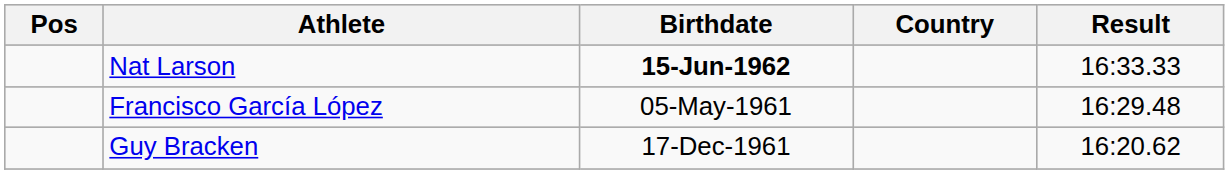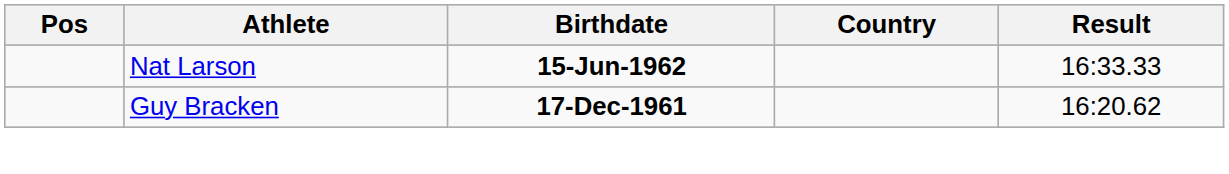- row: (246, 106)
(716, 147) normal -> (612, 106) bold
